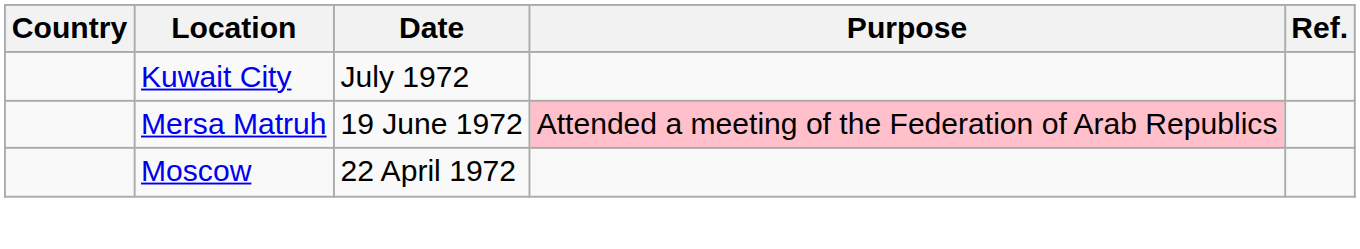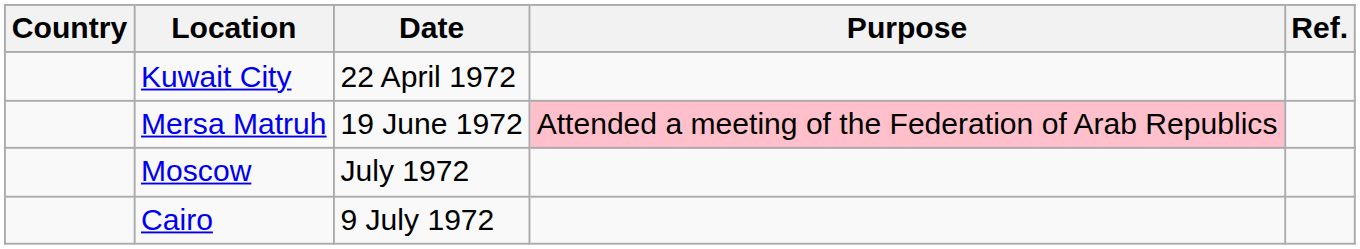(405, 76) July 1972 -> (428, 76) 22 April 1972
(428, 171) 22 April 1972 -> (405, 171) July 1972
+ row: (177, 219)
